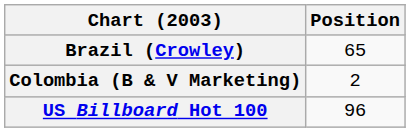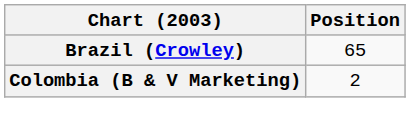- row: (155, 112)
